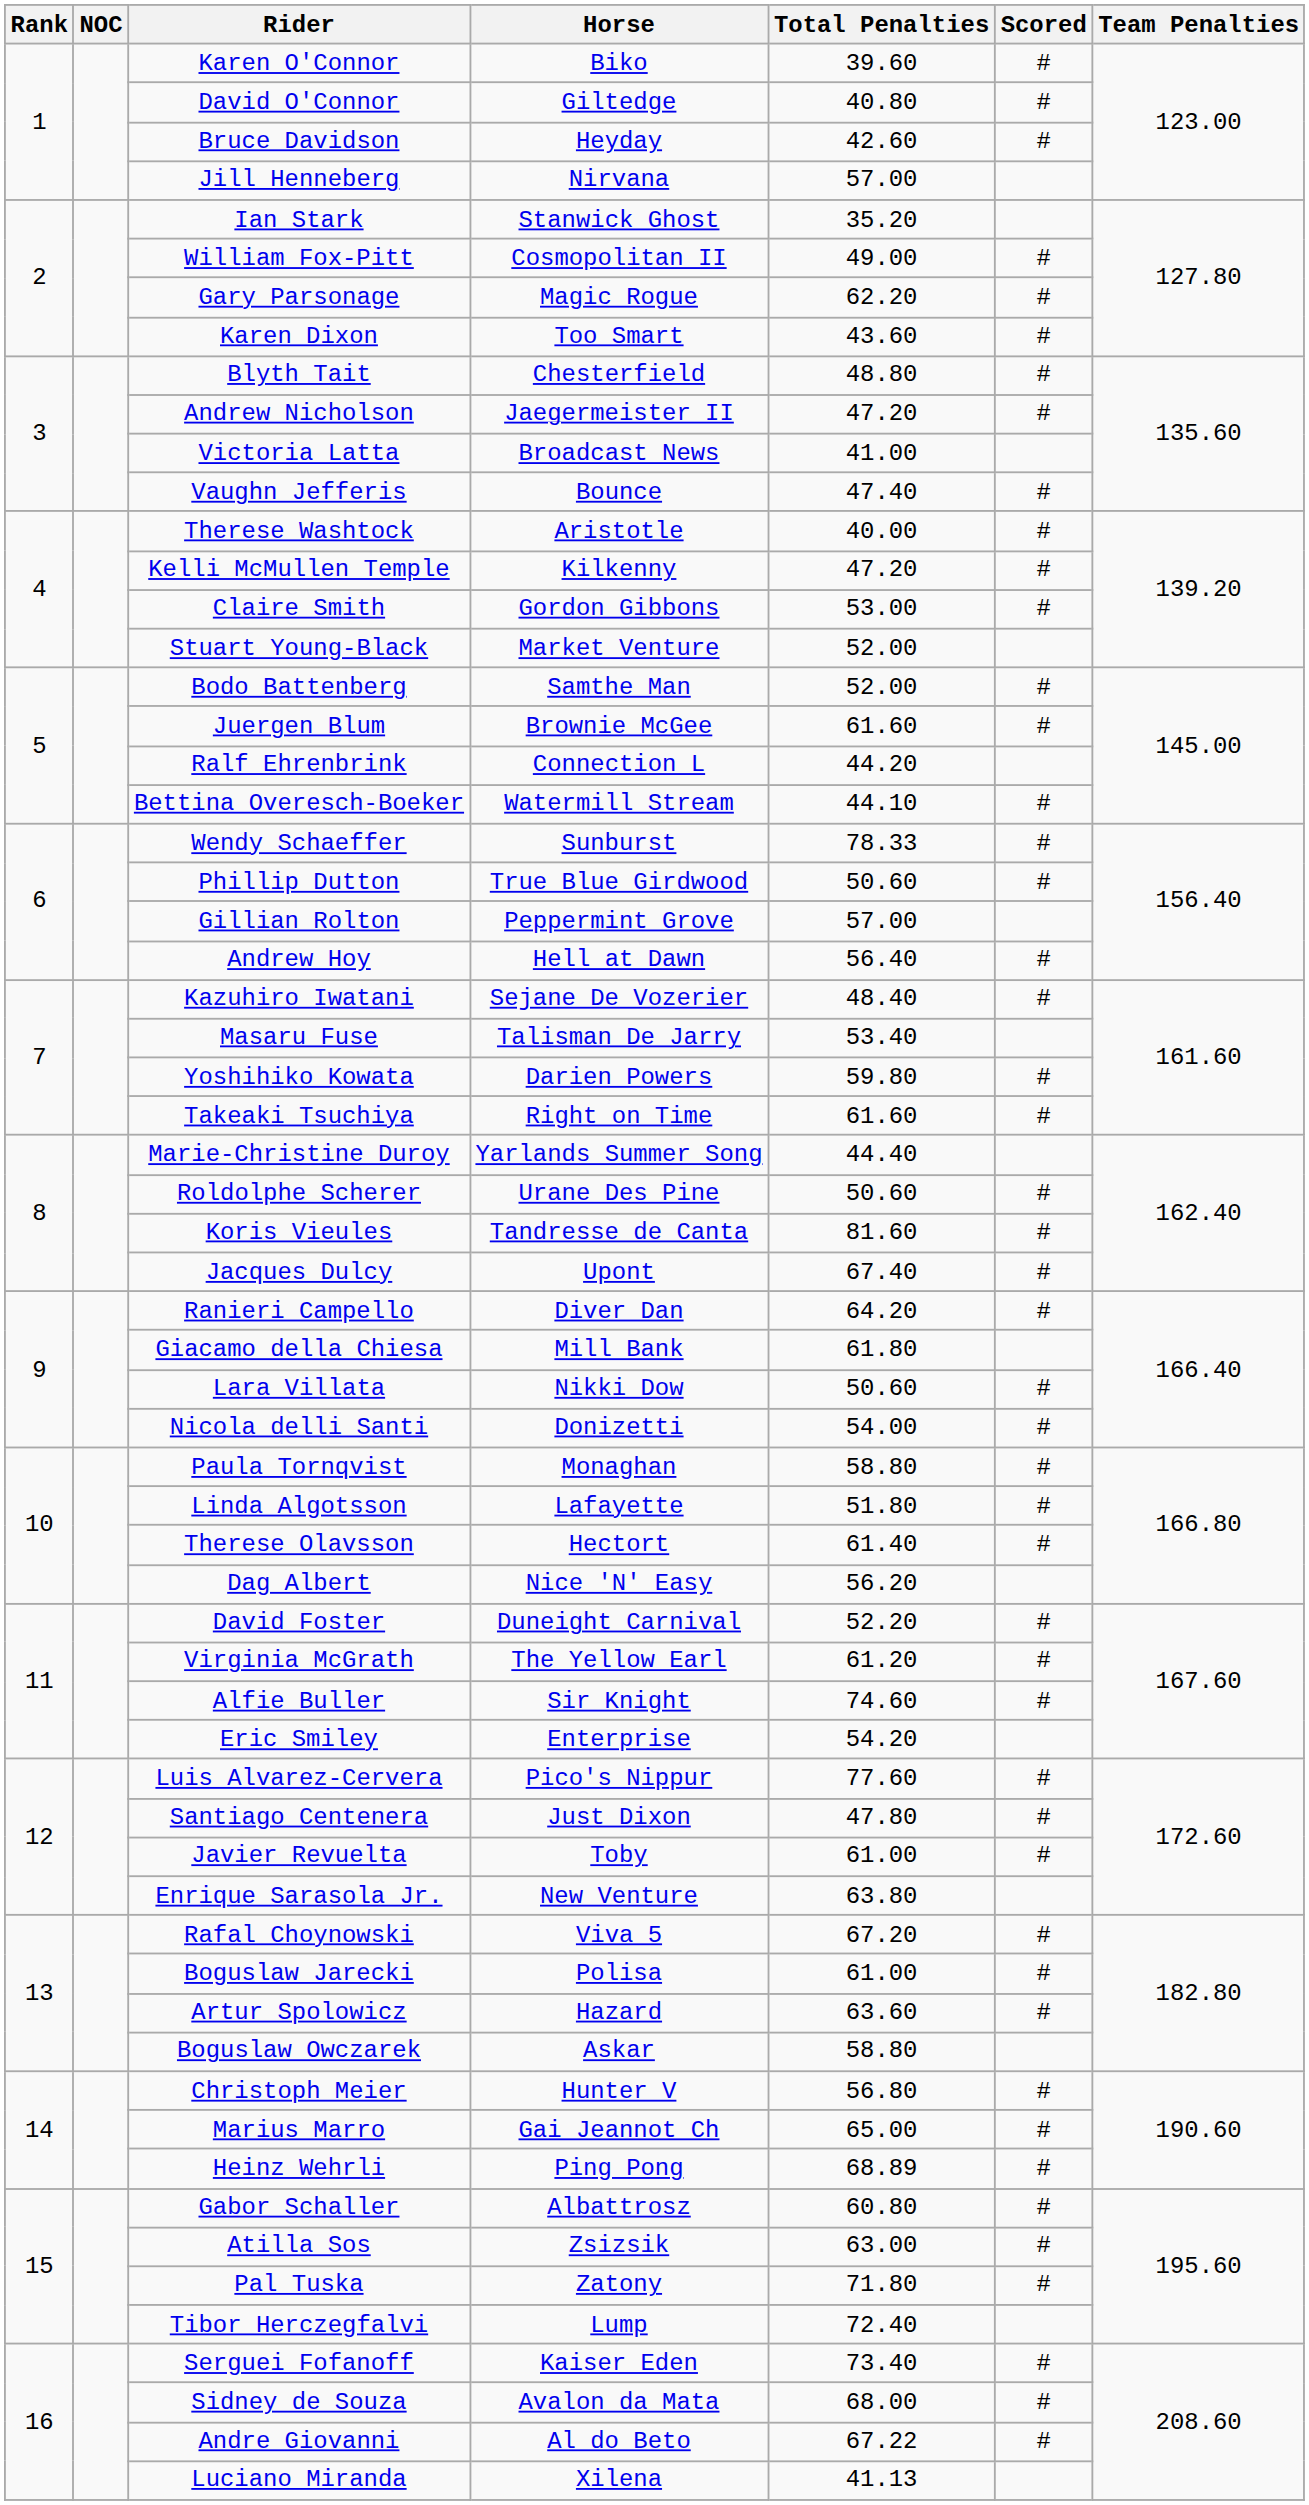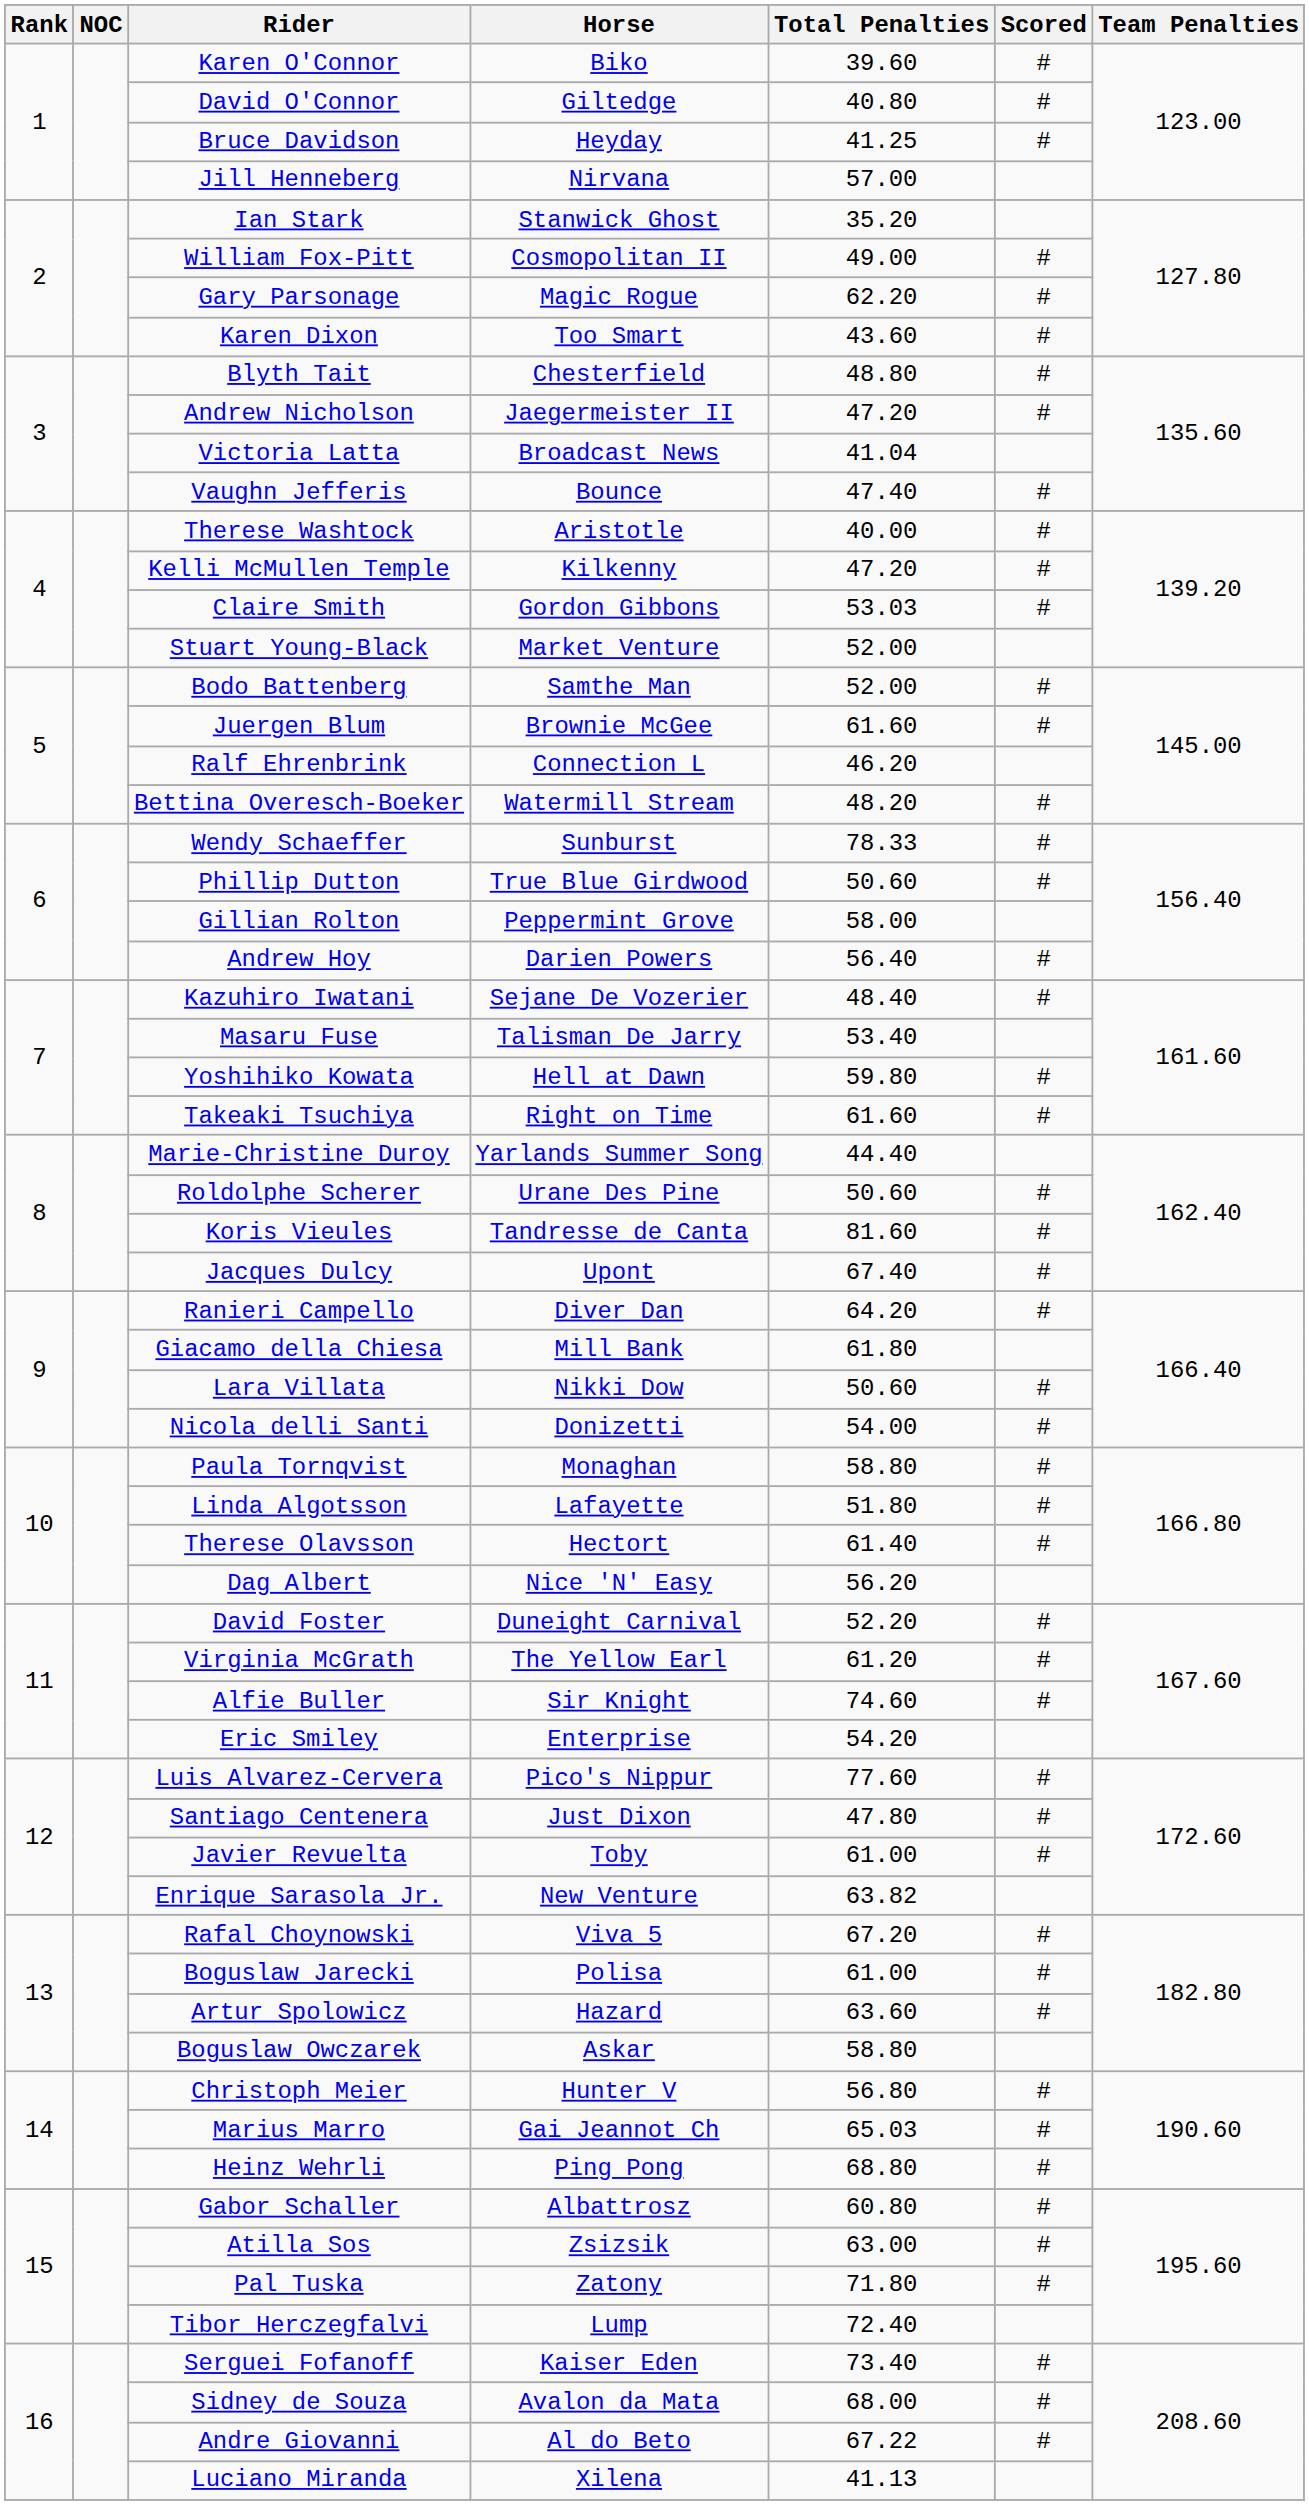(882, 141) 42.60 -> (882, 141) 41.25
(882, 453) 41.00 -> (882, 453) 41.04
(882, 609) 53.00 -> (882, 609) 53.03
(882, 765) 44.20 -> (882, 765) 46.20
(882, 804) 44.10 -> (882, 804) 48.20
(882, 921) 57.00 -> (882, 921) 58.00
(619, 960) Hell at Dawn -> (619, 960) Darien Powers
(619, 1077) Darien Powers -> (619, 1077) Hell at Dawn
(882, 1896) 63.80 -> (882, 1896) 63.82
(882, 2130) 65.00 -> (882, 2130) 65.03
(882, 2169) 68.89 -> (882, 2169) 68.80
